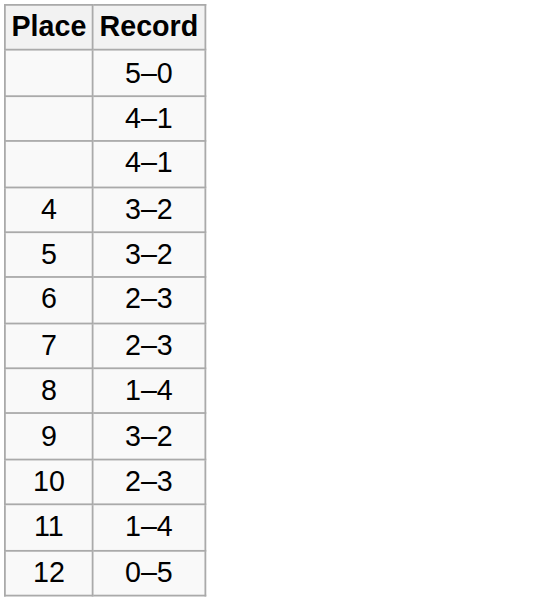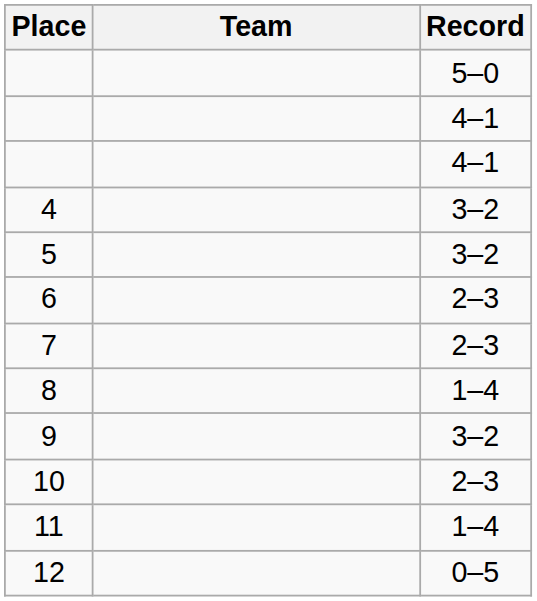+ column: (256, 27)
